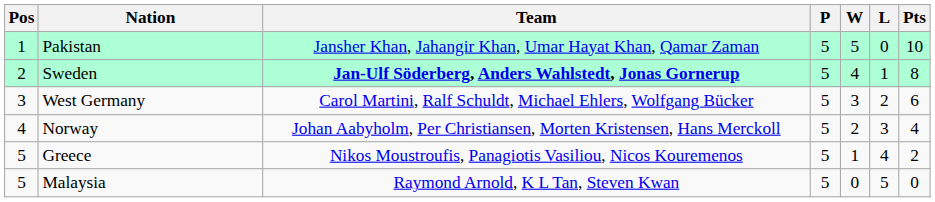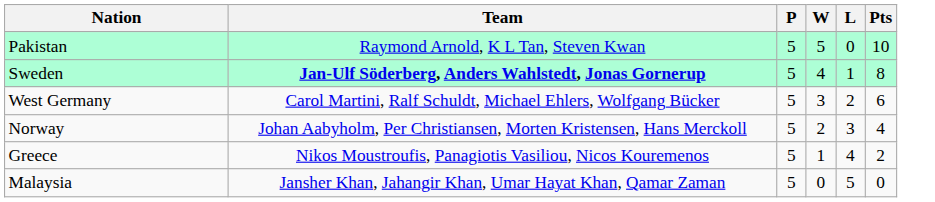- column: (21, 18)
(536, 45) Jansher Khan, Jahangir Khan, Umar Hayat Khan, Qamar Zaman -> (502, 45) Raymond Arnold, K L Tan, Steven Kwan
(536, 182) Raymond Arnold, K L Tan, Steven Kwan -> (502, 182) Jansher Khan, Jahangir Khan, Umar Hayat Khan, Qamar Zaman
